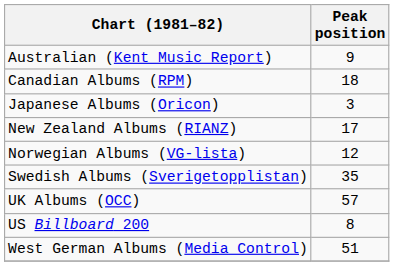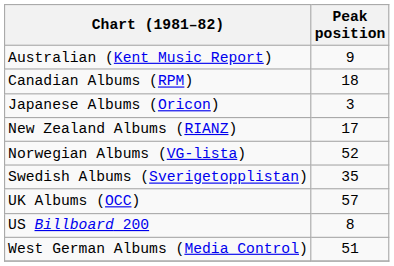(350, 153) 12 -> (350, 153) 52
